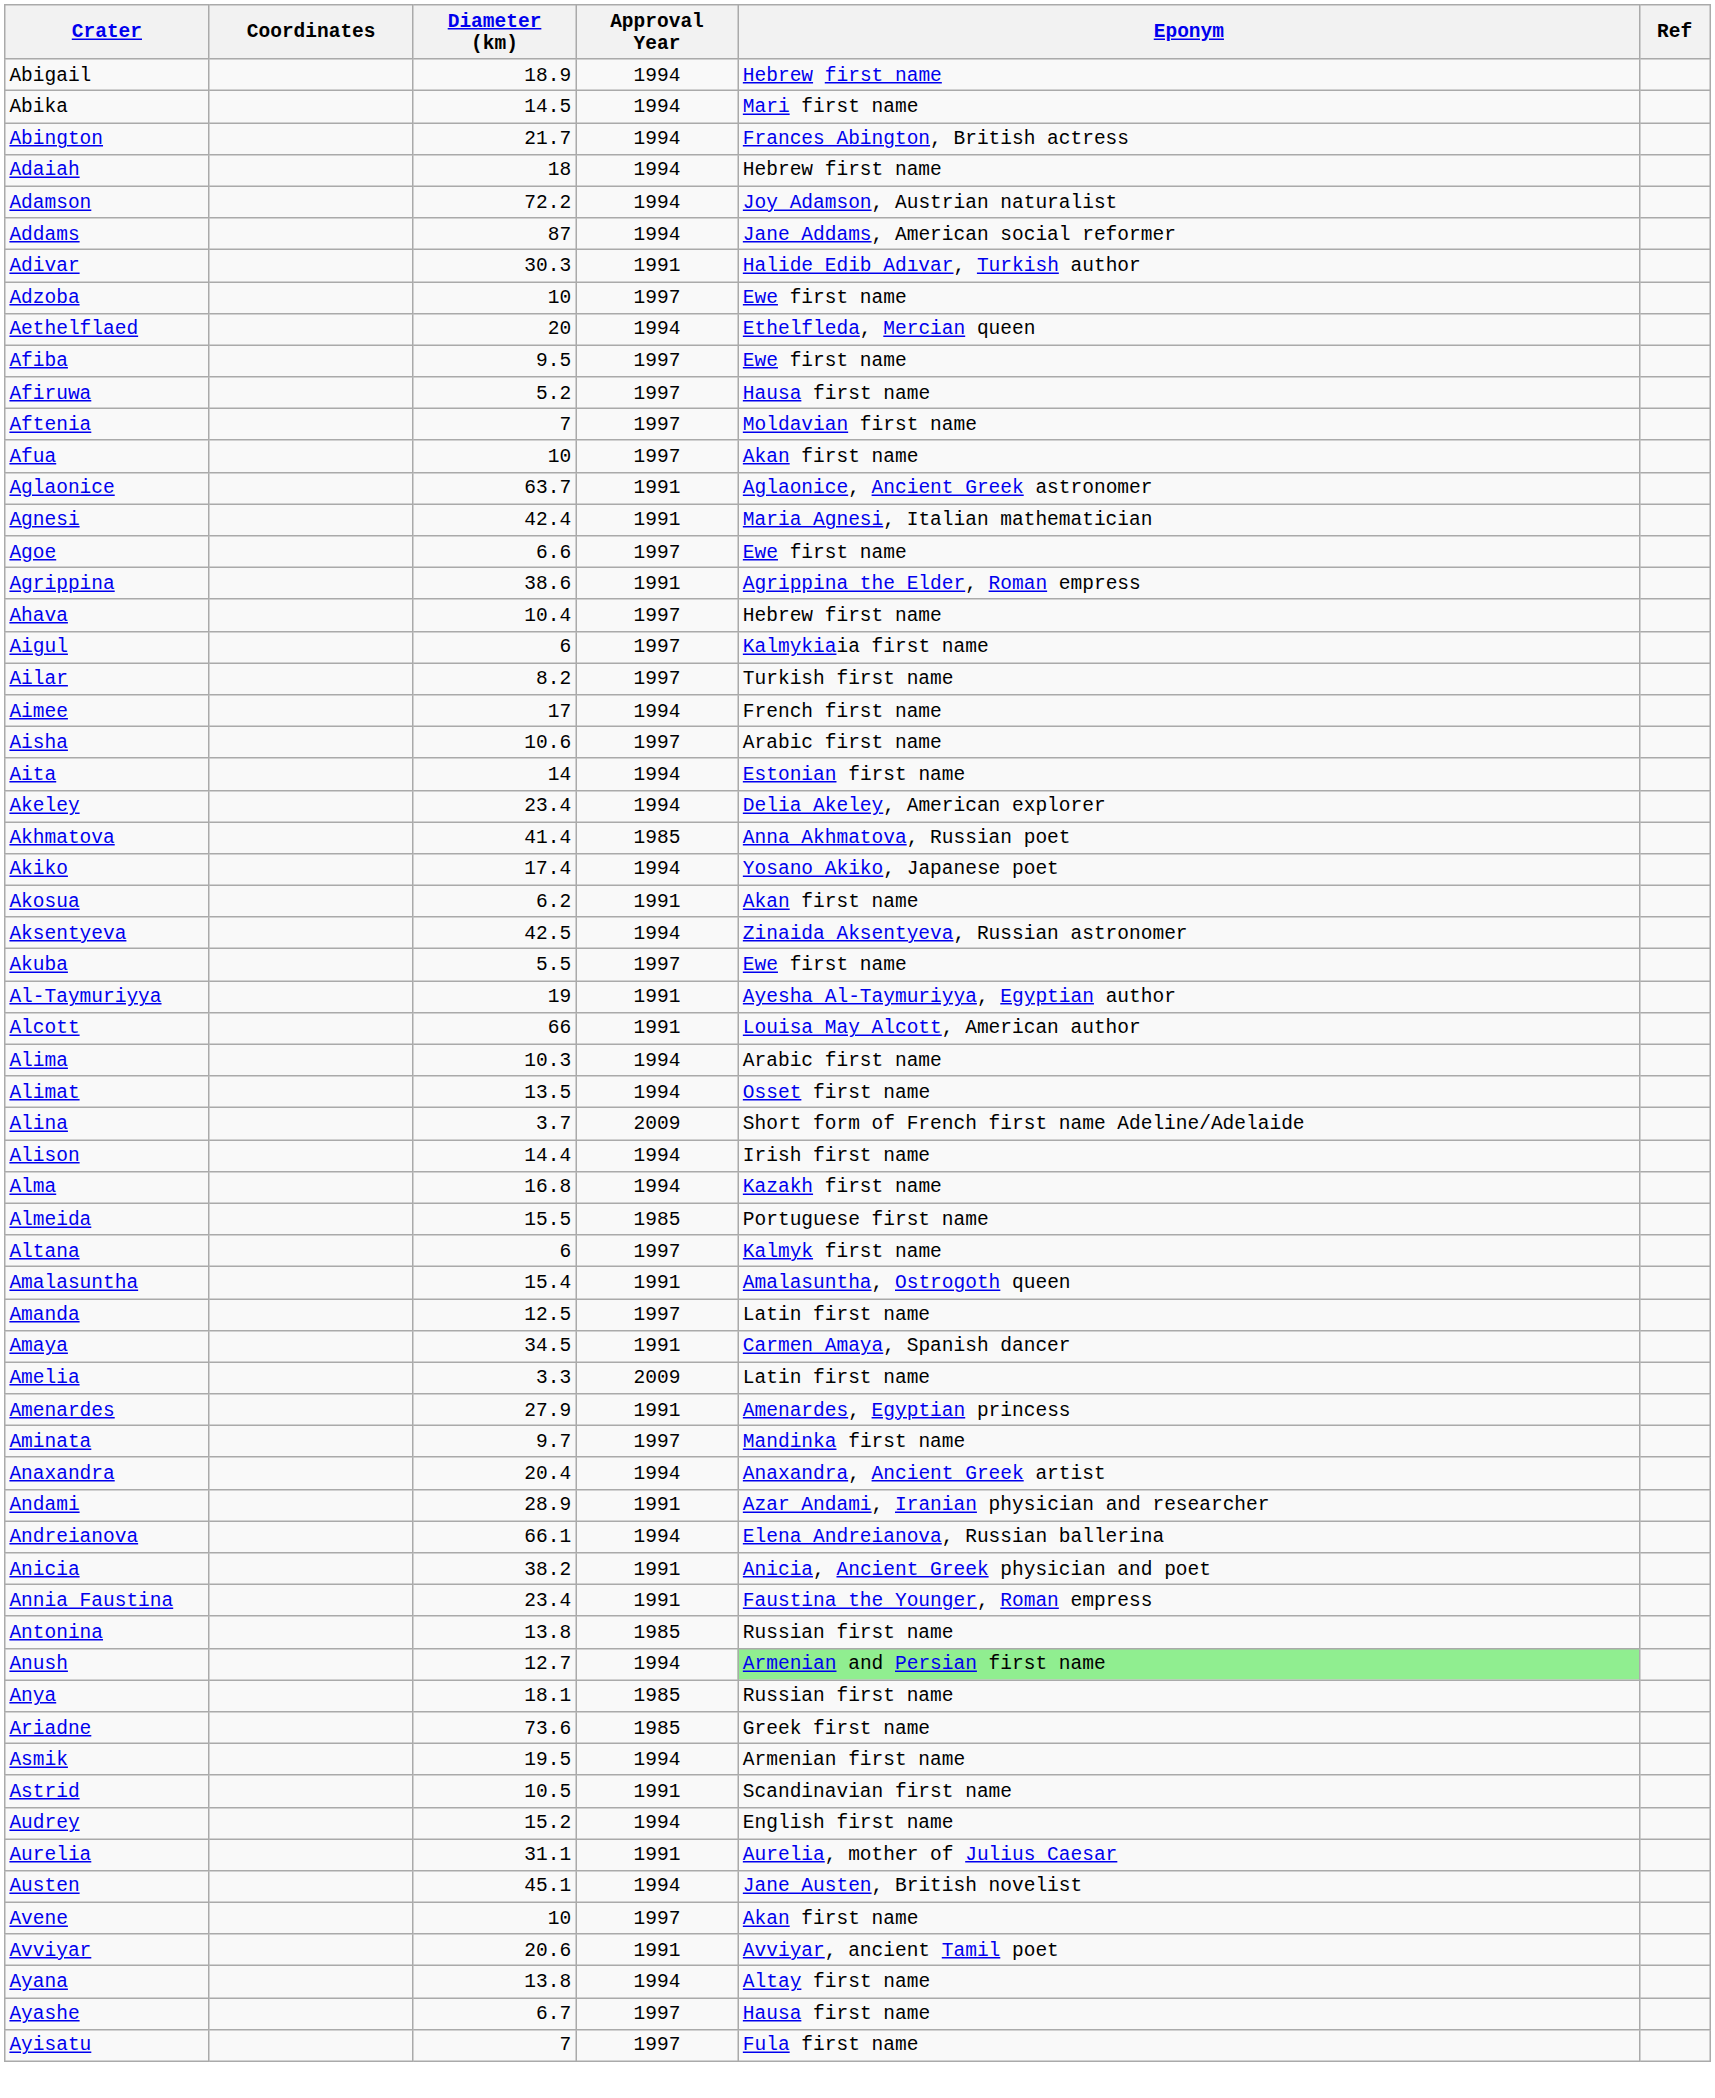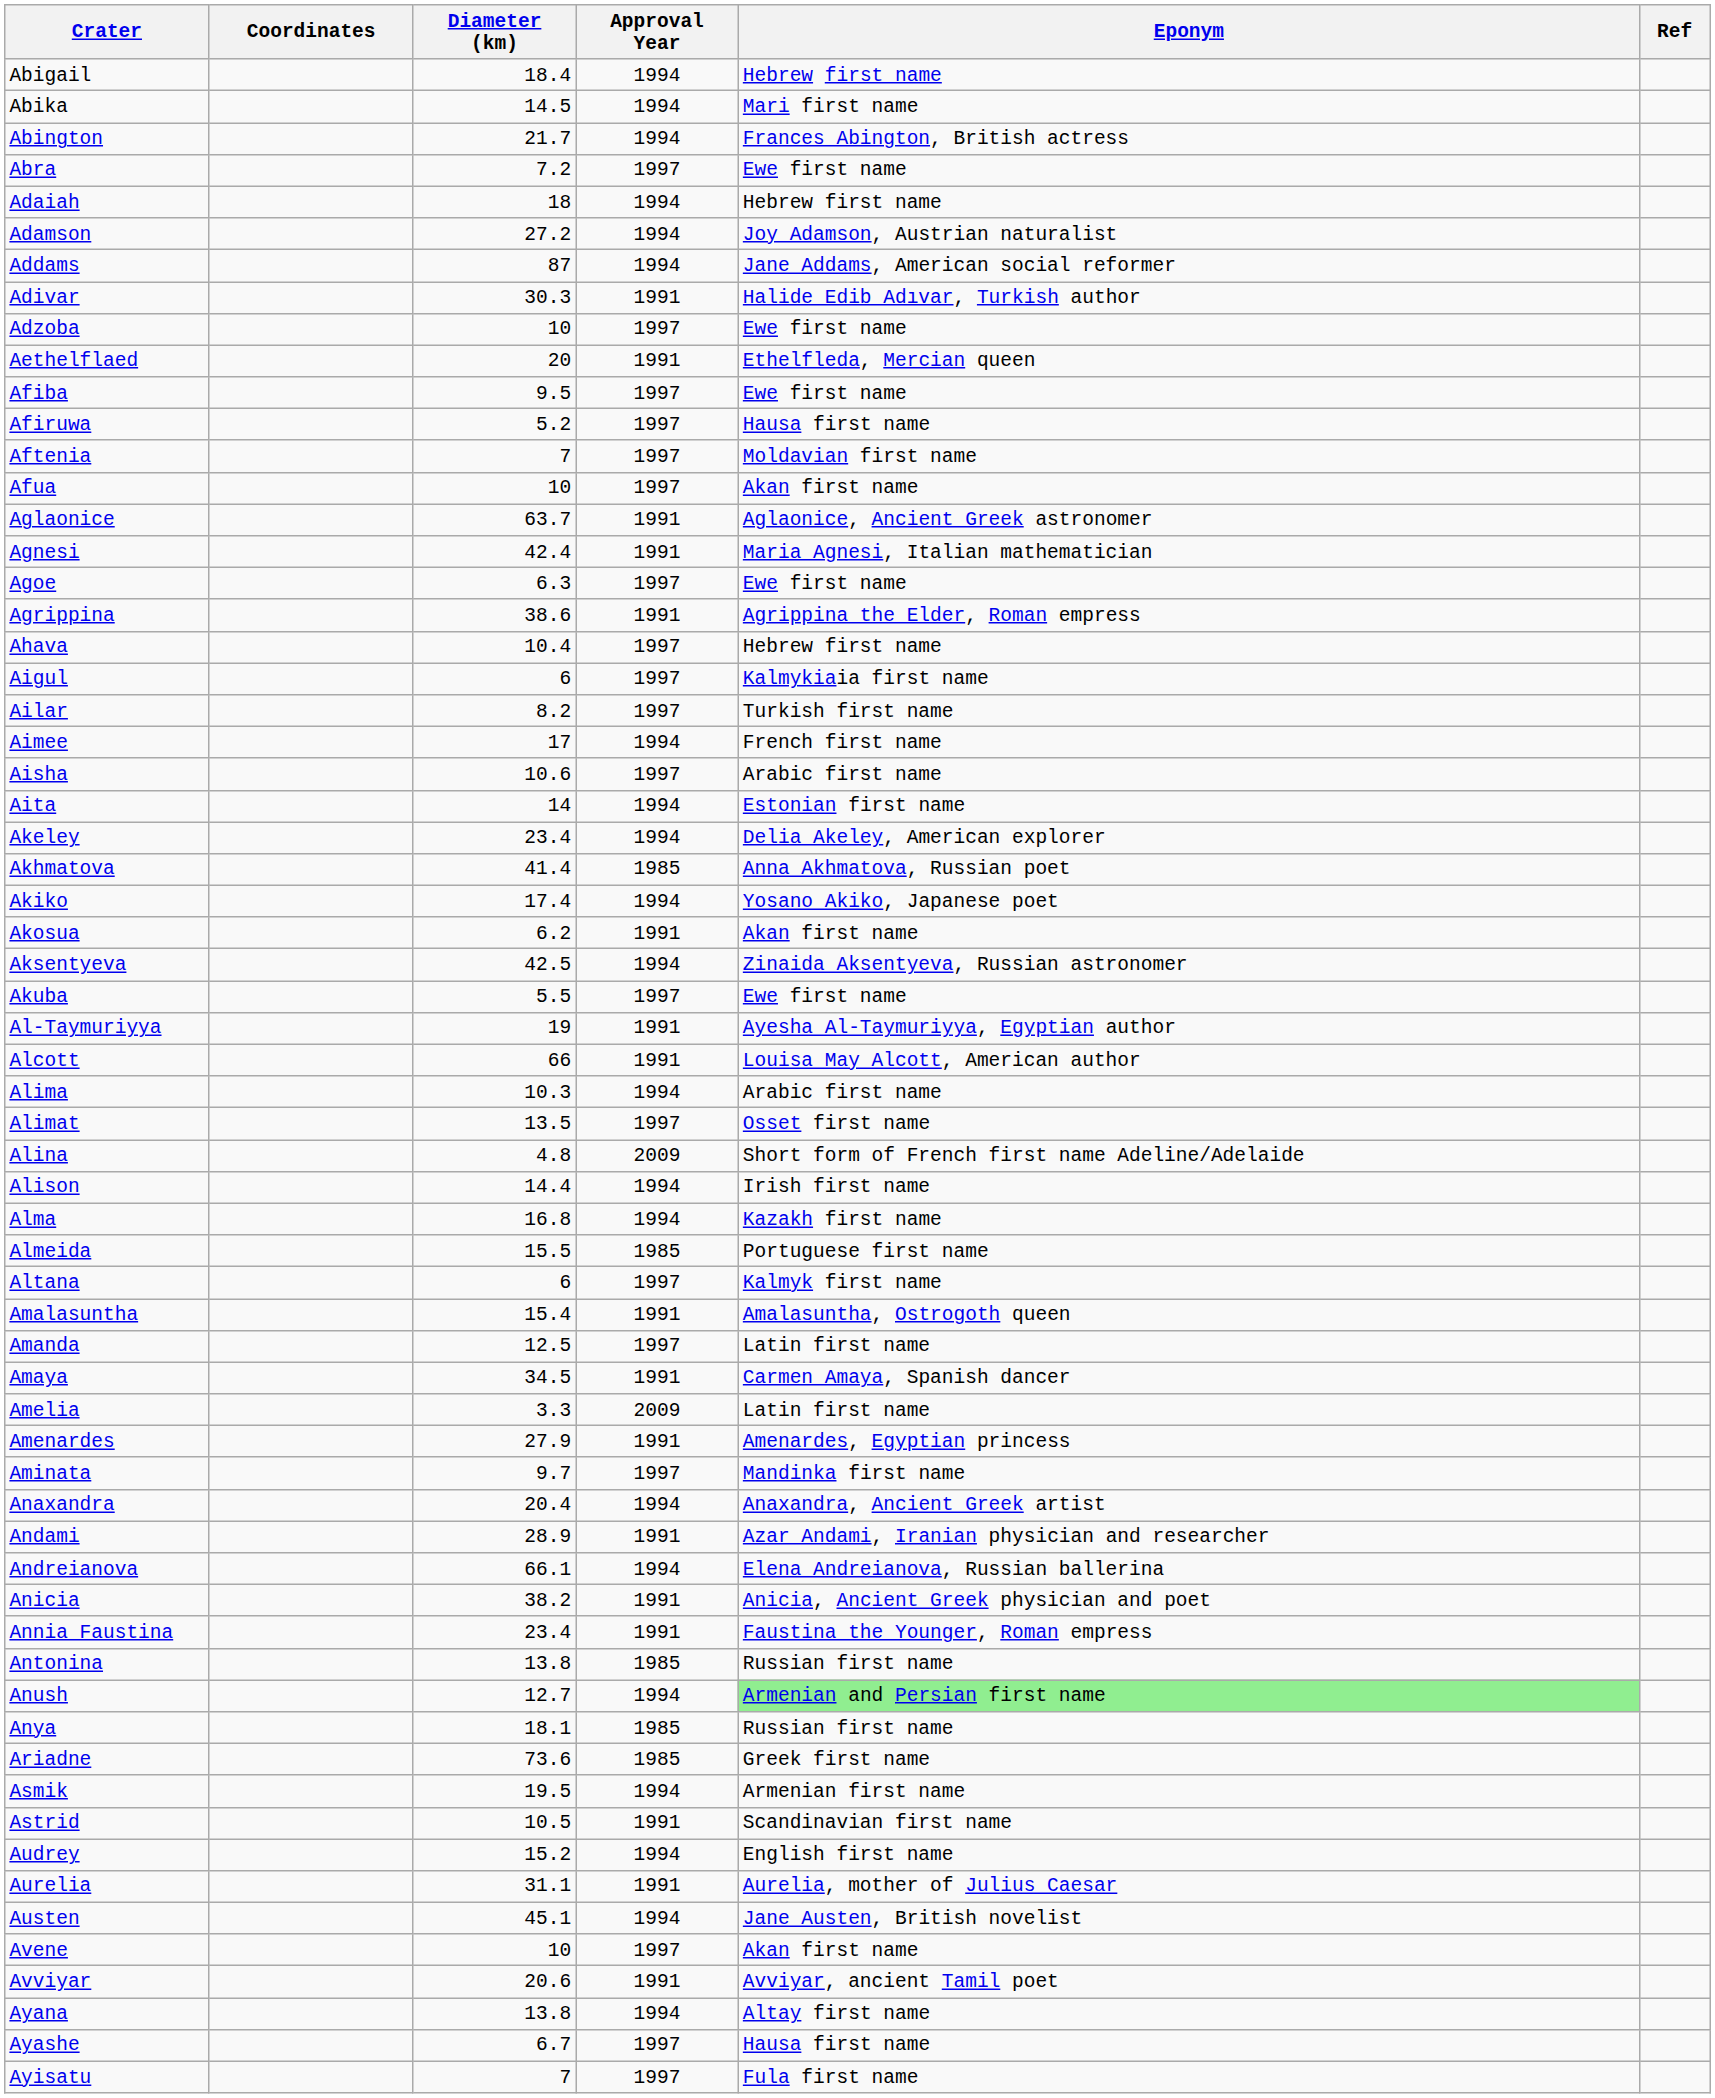(548, 75) 18.9 -> (548, 75) 18.4
+ row: (33, 170)
(548, 202) 72.2 -> (548, 234) 27.2
(657, 329) 1994 -> (657, 361) 1991
(554, 552) 6.6 -> (554, 583) 6.3
(657, 1092) 1994 -> (657, 1124) 1997
(554, 1124) 3.7 -> (554, 1155) 4.8
